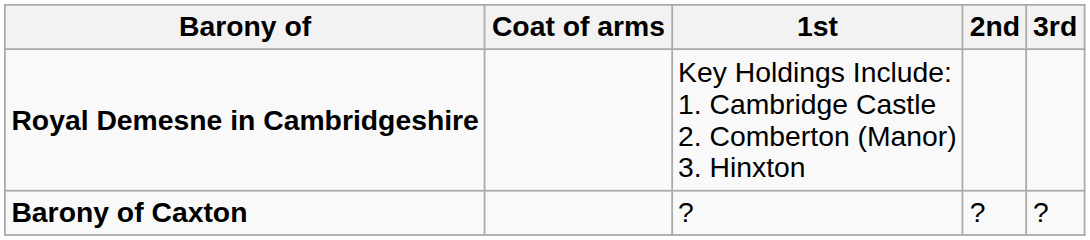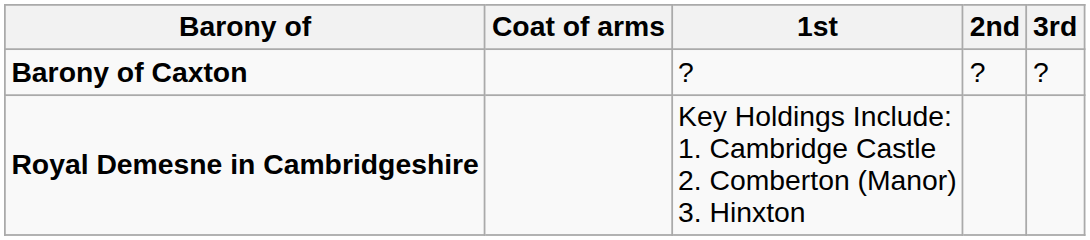rows swapped: (245, 119) <-> (129, 212)
